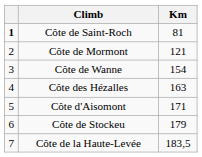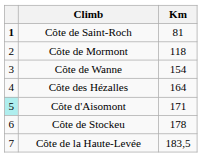(178, 51) 121 -> (178, 51) 118
(178, 87) 163 -> (178, 87) 164
(11, 106) no background -> (11, 106) paleturquoise background
(178, 124) 179 -> (178, 124) 178
